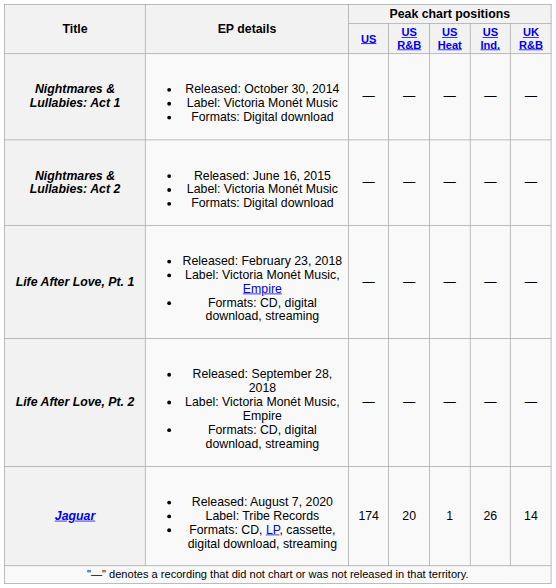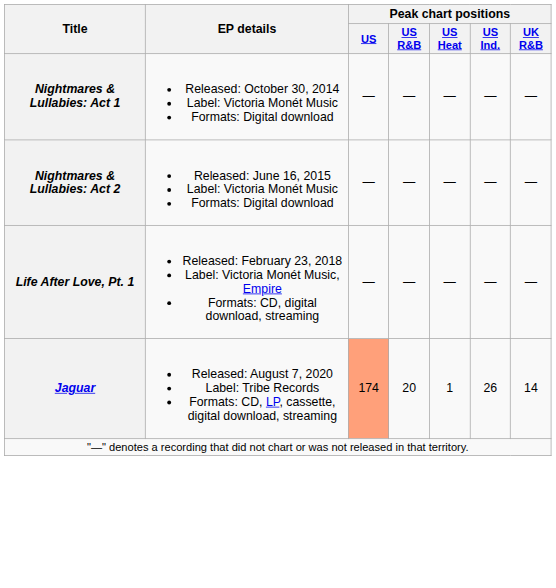- row: (75, 402)
(369, 516) no background -> (369, 388) lightsalmon background
